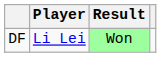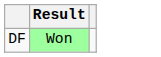- column: (59, 17)
